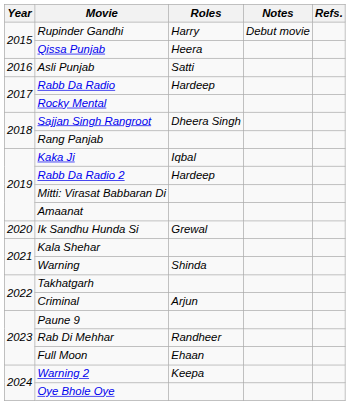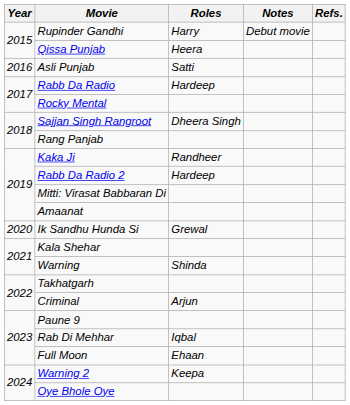(184, 157) Iqbal -> (196, 157) Randheer
(196, 337) Randheer -> (184, 337) Iqbal
